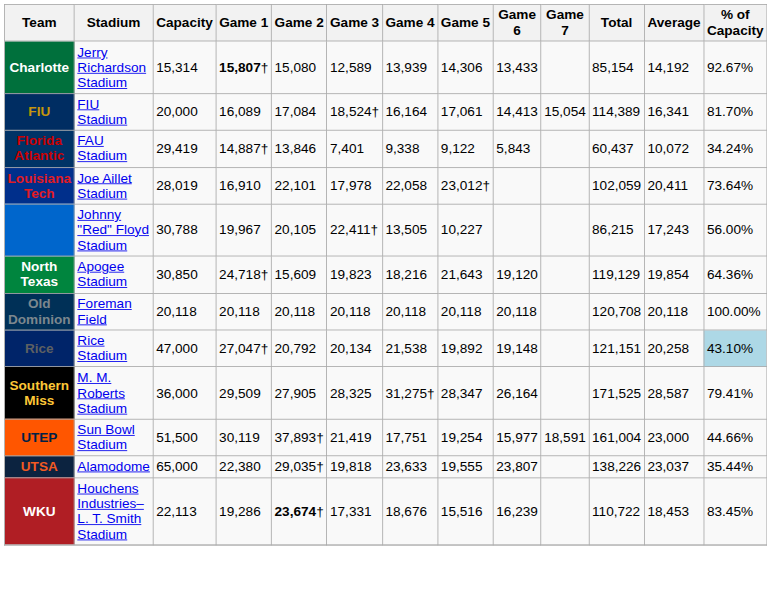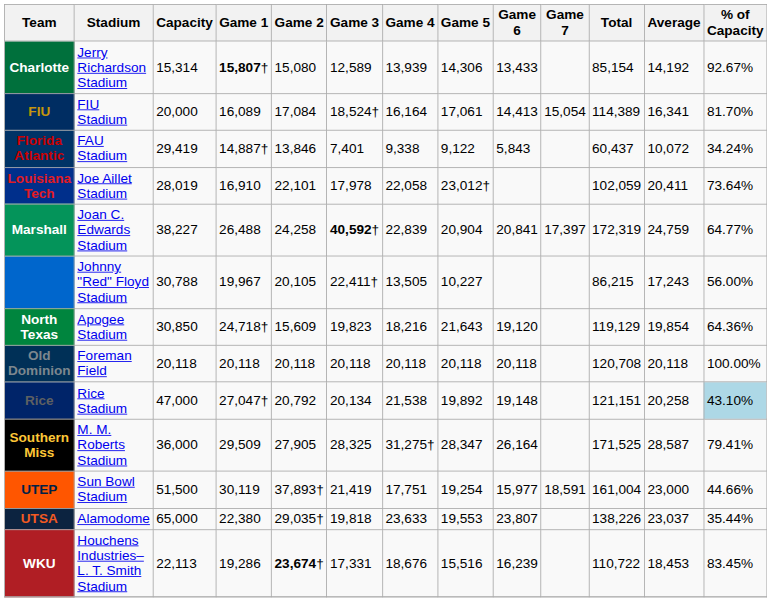+ row: (39, 230)
(462, 466) 19,555 -> (462, 518) 19,553
